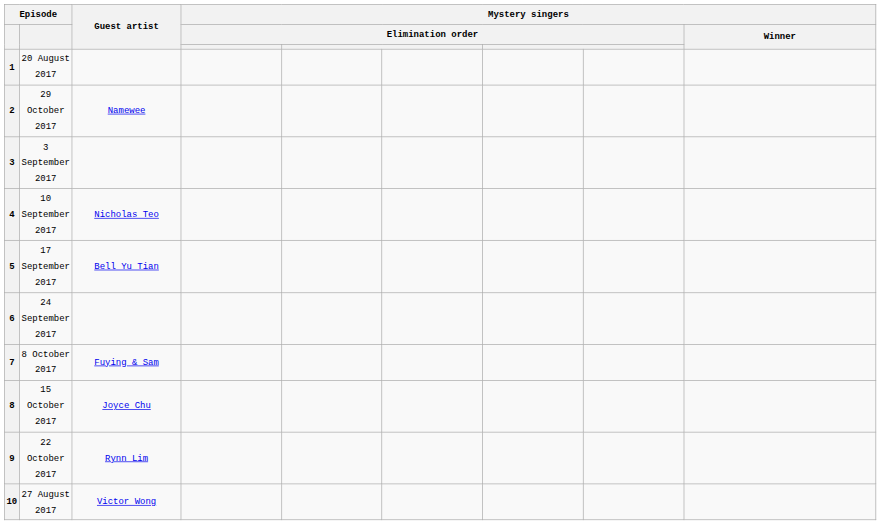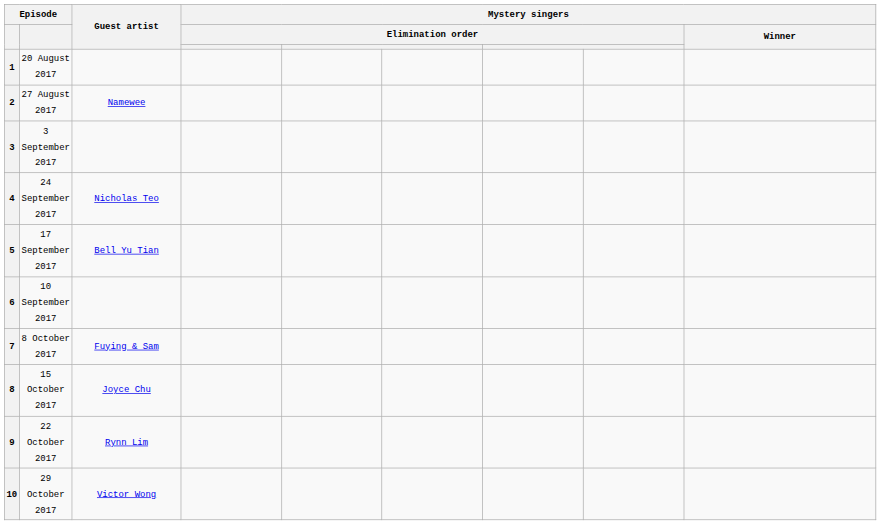(46, 111) 29 October 2017 -> (46, 103) 27 August 2017
(46, 215) 10 September 2017 -> (46, 199) 24 September 2017
(46, 318) 24 September 2017 -> (46, 302) 10 September 2017
(46, 502) 27 August 2017 -> (46, 494) 29 October 2017
